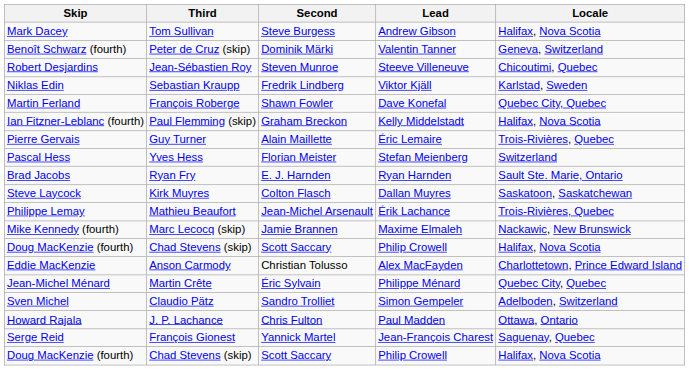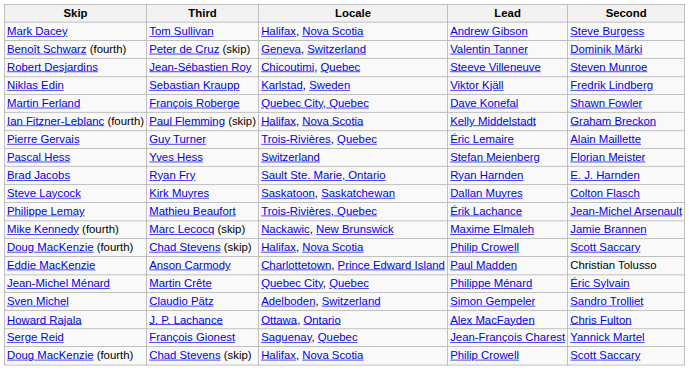columns swapped: (317, 13) <-> (590, 13)
(420, 265) Alex MacFayden -> (484, 265) Paul Madden
(412, 319) Paul Madden -> (492, 319) Alex MacFayden
